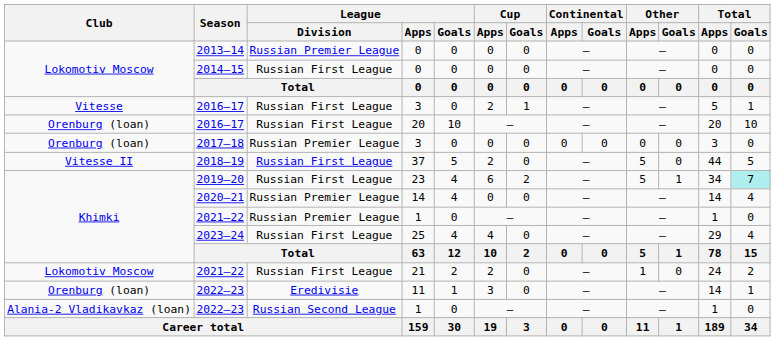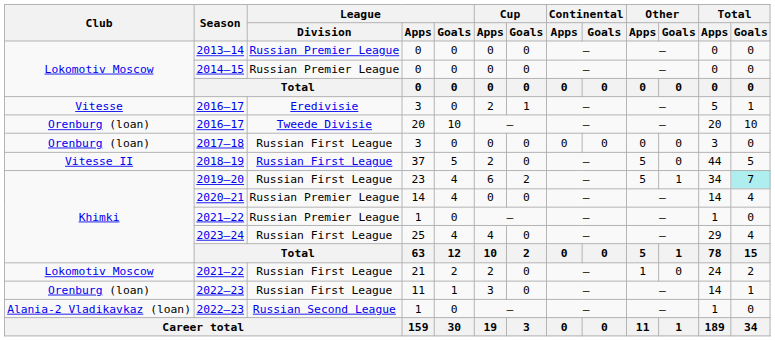(324, 69) Russian First League -> (324, 69) Russian Premier League
(324, 106) Russian First League -> (324, 106) Eredivisie
(324, 124) Russian First League -> (324, 124) Tweede Divisie
(324, 143) Russian Premier League -> (324, 143) Russian First League
(324, 290) Eredivisie -> (324, 290) Russian First League
